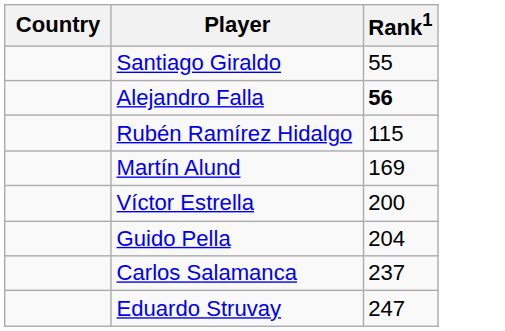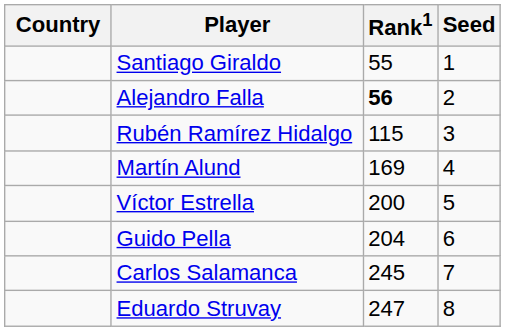+ column: (469, 24)
(387, 273) 237 -> (387, 273) 245
